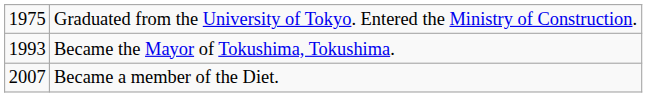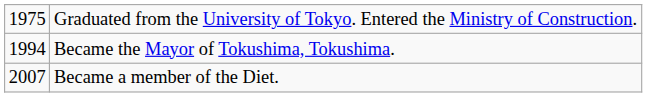(27, 48) 1993 -> (27, 48) 1994
